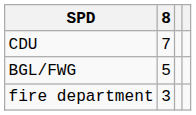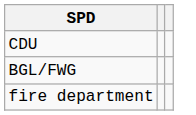- column: (166, 18)
